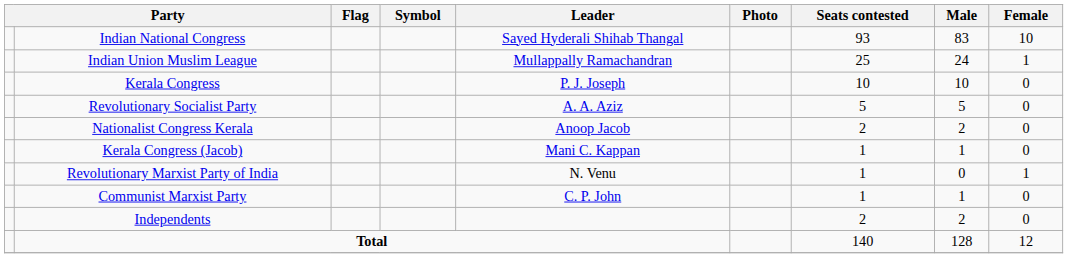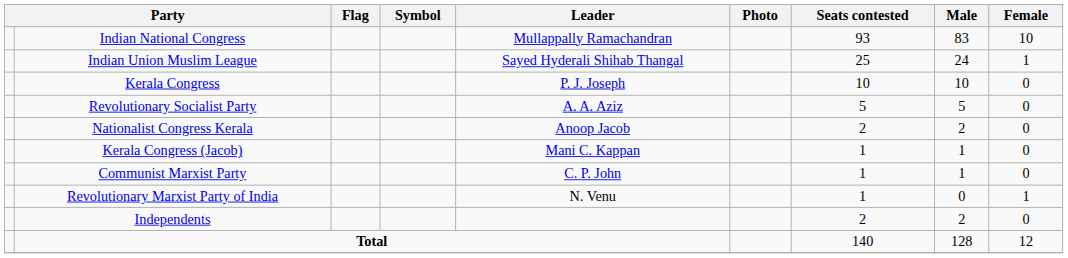(593, 38) Sayed Hyderali Shihab Thangal -> (593, 38) Mullappally Ramachandran
(593, 60) Mullappally Ramachandran -> (593, 60) Sayed Hyderali Shihab Thangal
rows swapped: (172, 196) <-> (172, 173)
